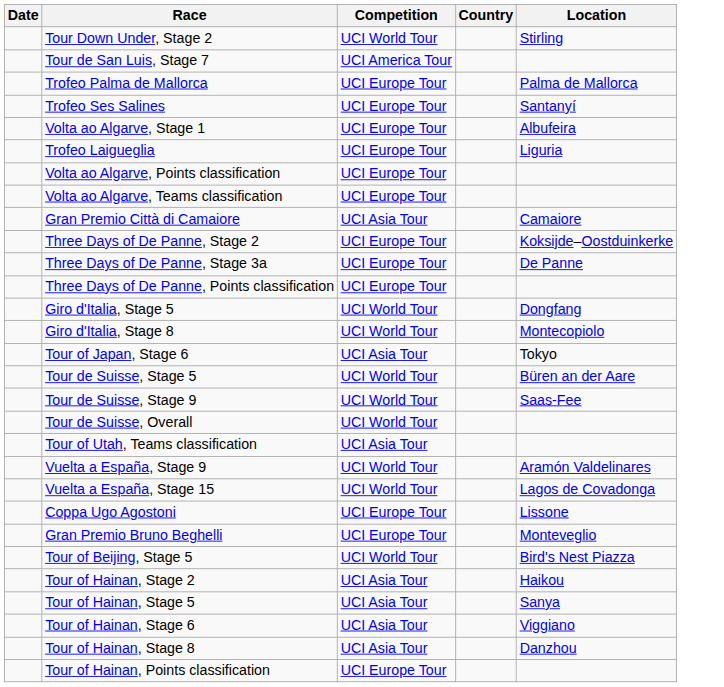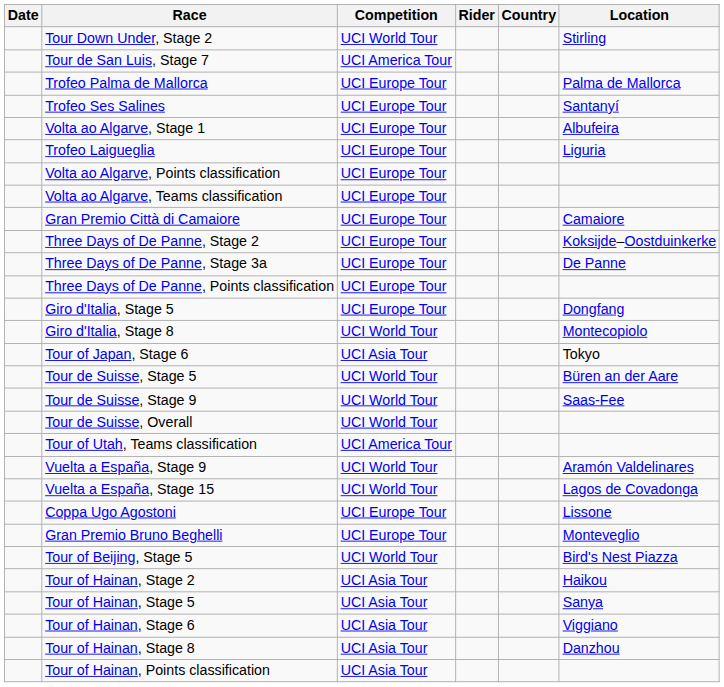+ column: (477, 15)
(384, 219) UCI Asia Tour -> (394, 219) UCI Europe Tour
(389, 309) UCI World Tour -> (394, 309) UCI Europe Tour
(384, 444) UCI Asia Tour -> (396, 444) UCI America Tour
(394, 670) UCI Europe Tour -> (384, 670) UCI Asia Tour
